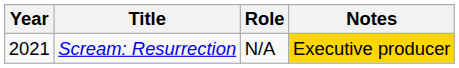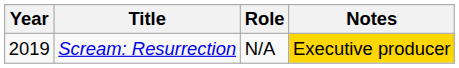(29, 48) 2021 -> (29, 48) 2019
